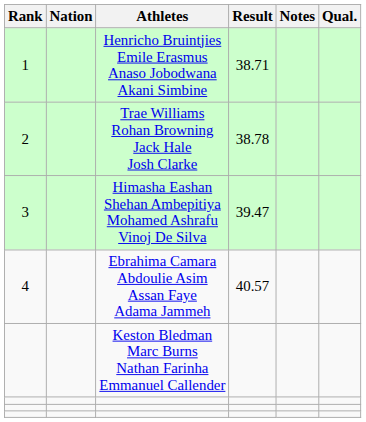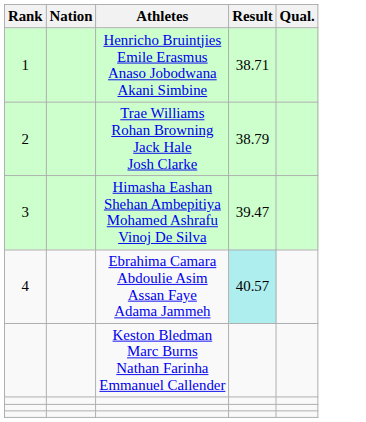- column: (297, 16)
(252, 138) 38.78 -> (252, 138) 38.79
(252, 286) no background -> (252, 286) paleturquoise background
